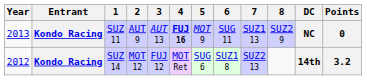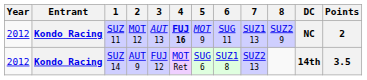(18, 34) 2013 -> (18, 34) 2012
(137, 33) AUT 9 -> (137, 33) MOT 12
(342, 34) 0 -> (342, 34) 2
(137, 61) MOT 12 -> (137, 61) AUT 9
(342, 61) 3.2 -> (342, 61) 3.5
